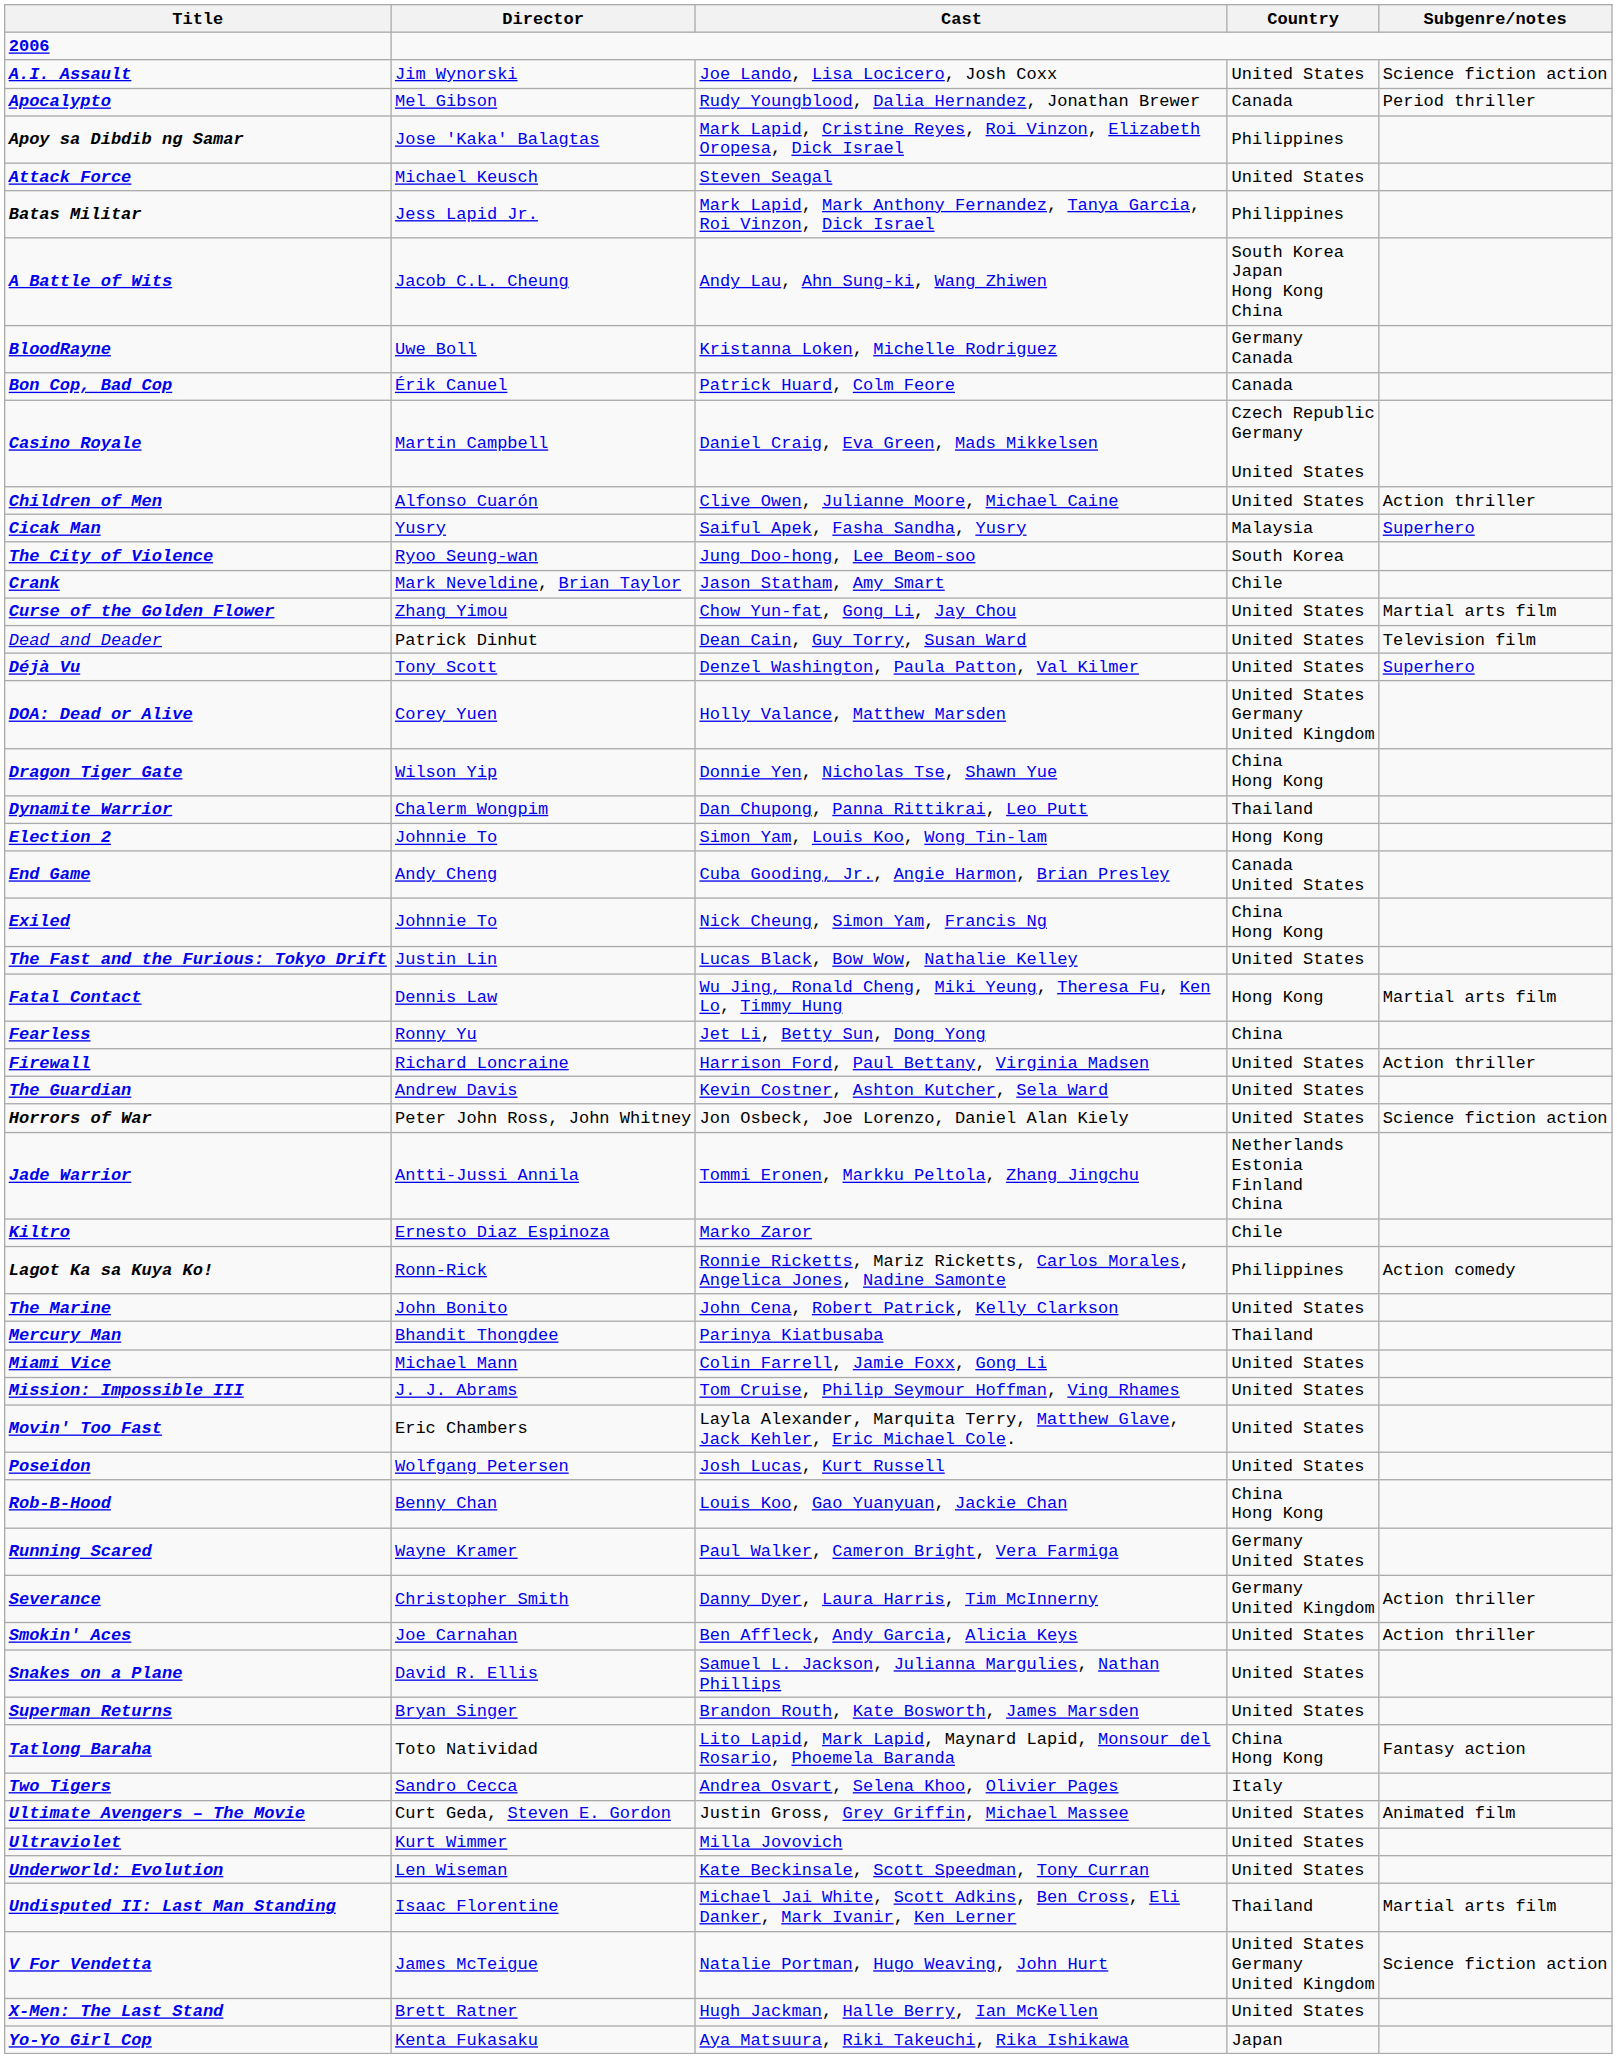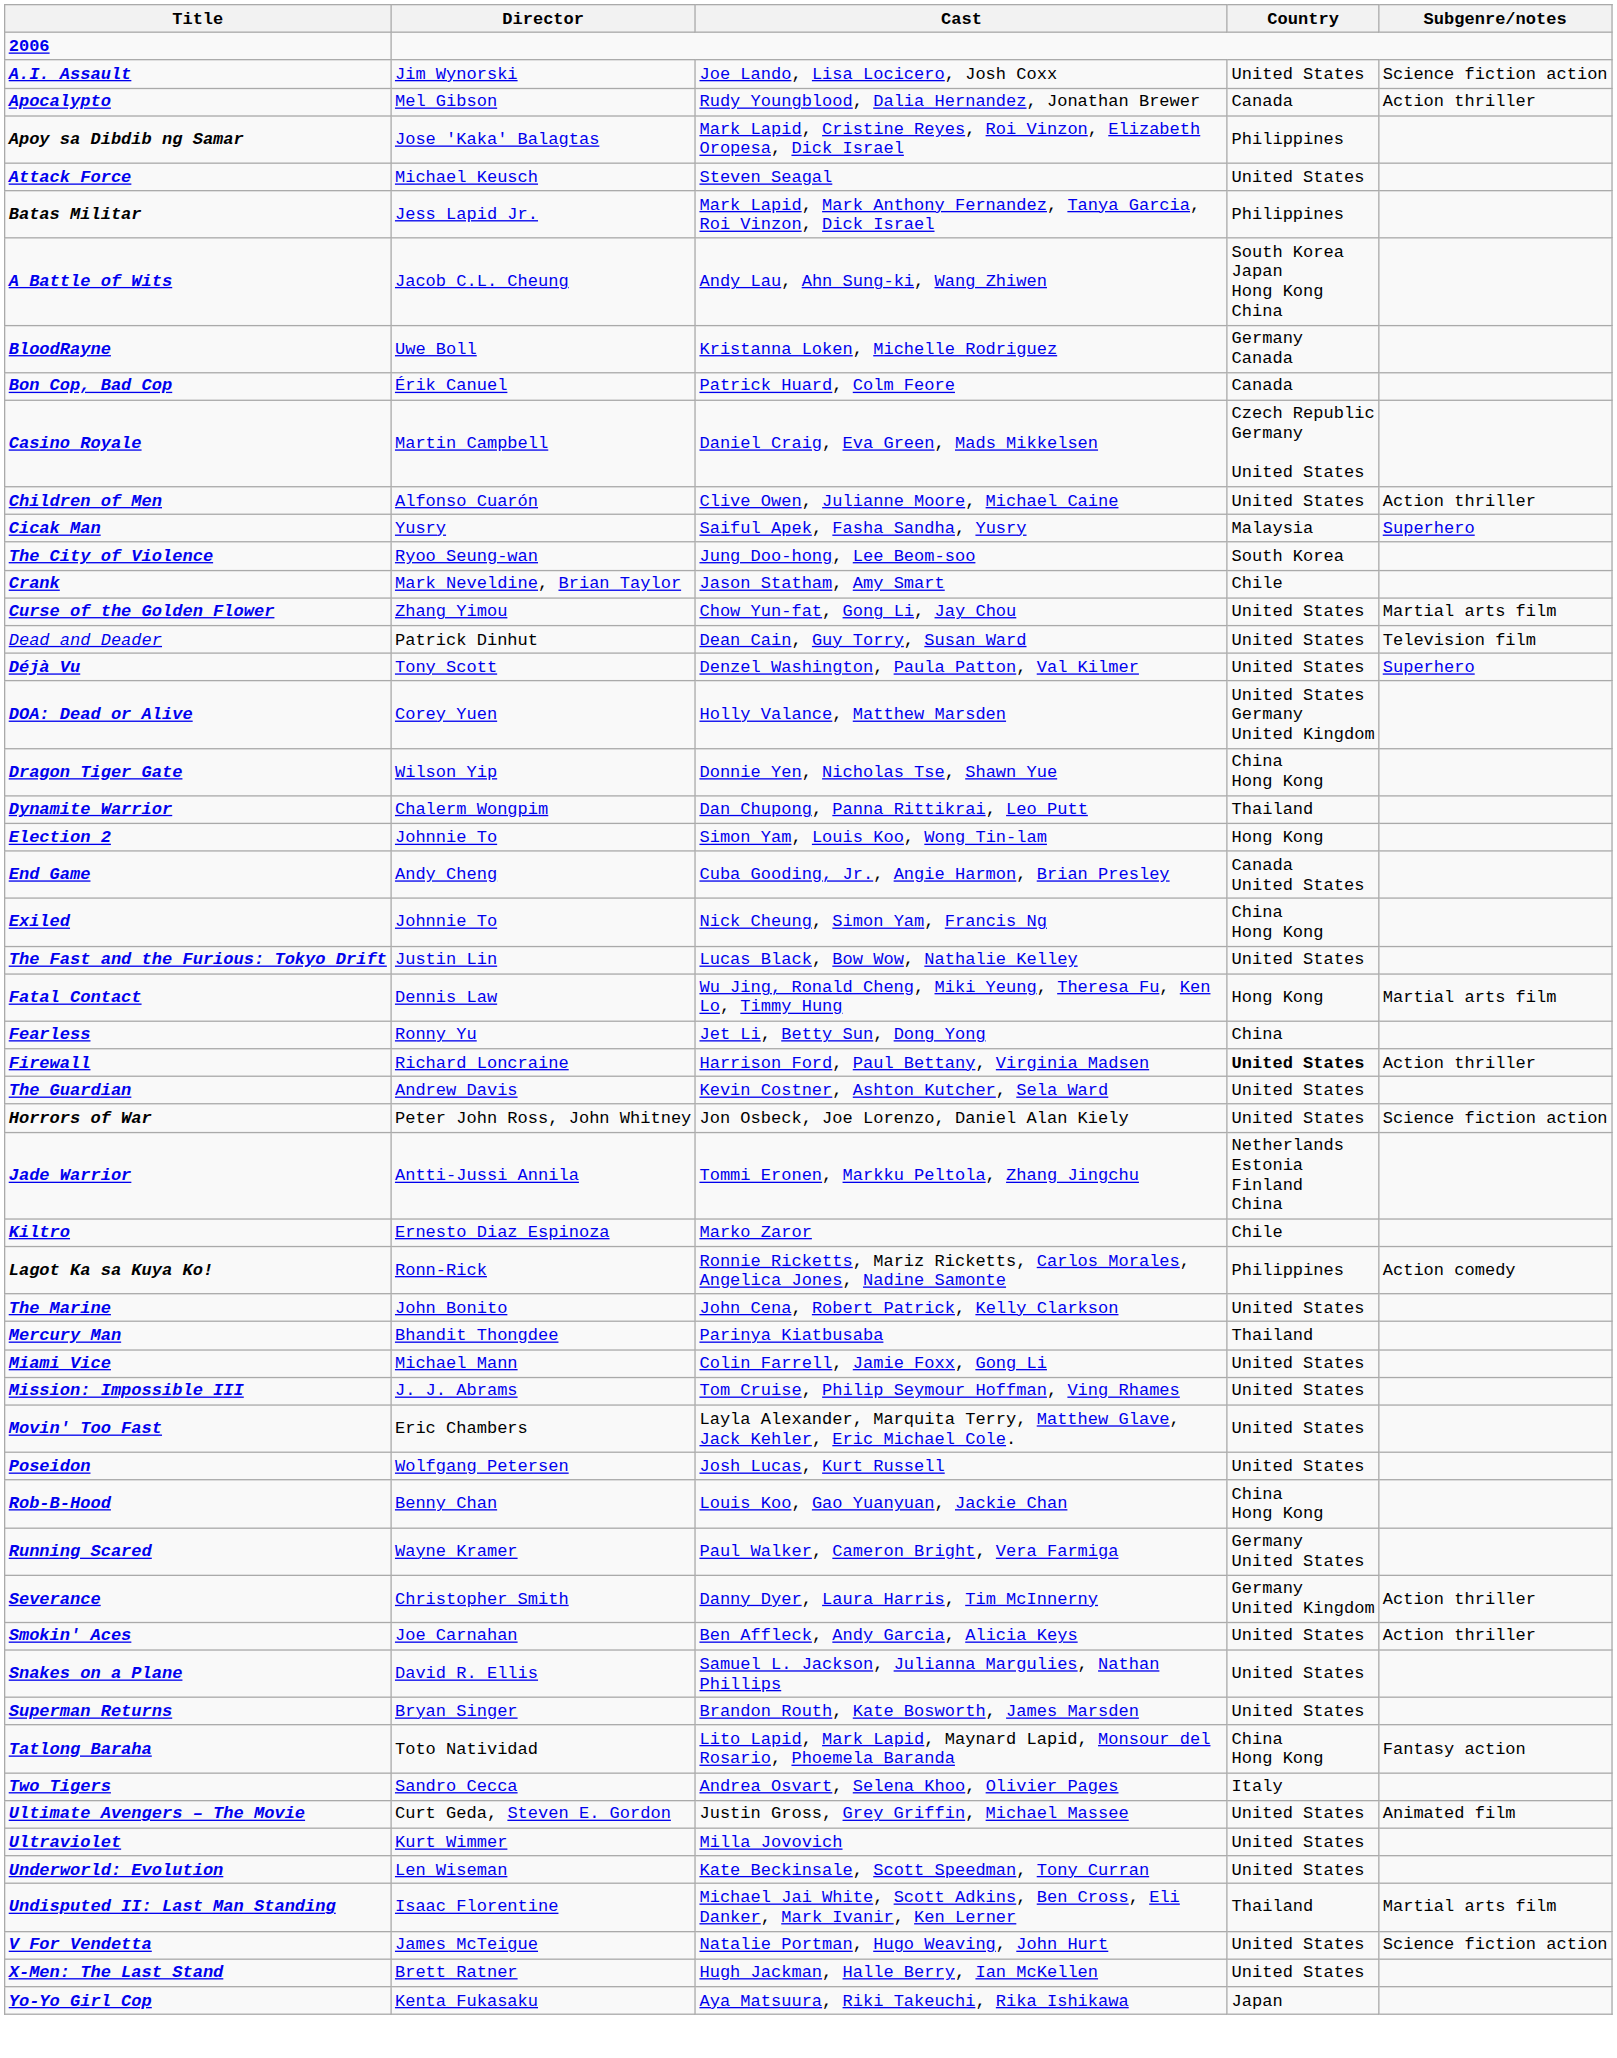(1459, 102) Period thriller -> (1459, 102) Action thriller
(1298, 1063) normal -> (1298, 1063) bold
(1303, 1965) United States Germany United Kingdom -> (1298, 1945) United States
